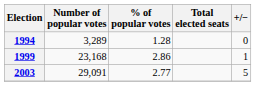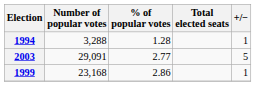(95, 40) 3,289 -> (95, 40) 3,288
(246, 40) 0 -> (246, 40) 1
rows swapped: (25, 56) <-> (25, 72)
